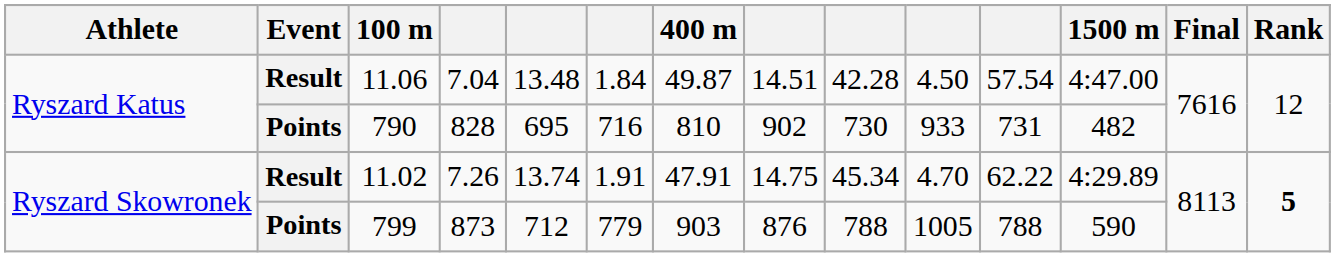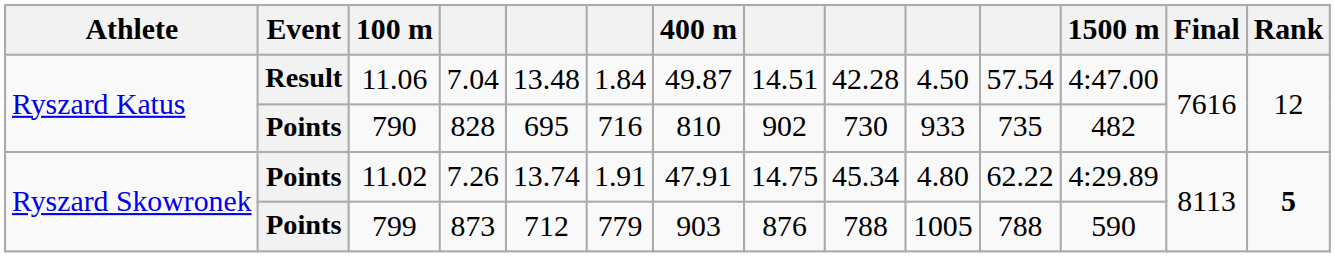(1020, 127) 731 -> (1020, 127) 735
(304, 176) Result -> (304, 176) Points
(943, 176) 4.70 -> (943, 176) 4.80
